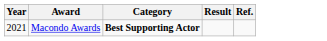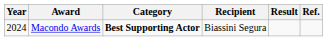+ column: (235, 12)
(17, 28) 2021 -> (17, 28) 2024
